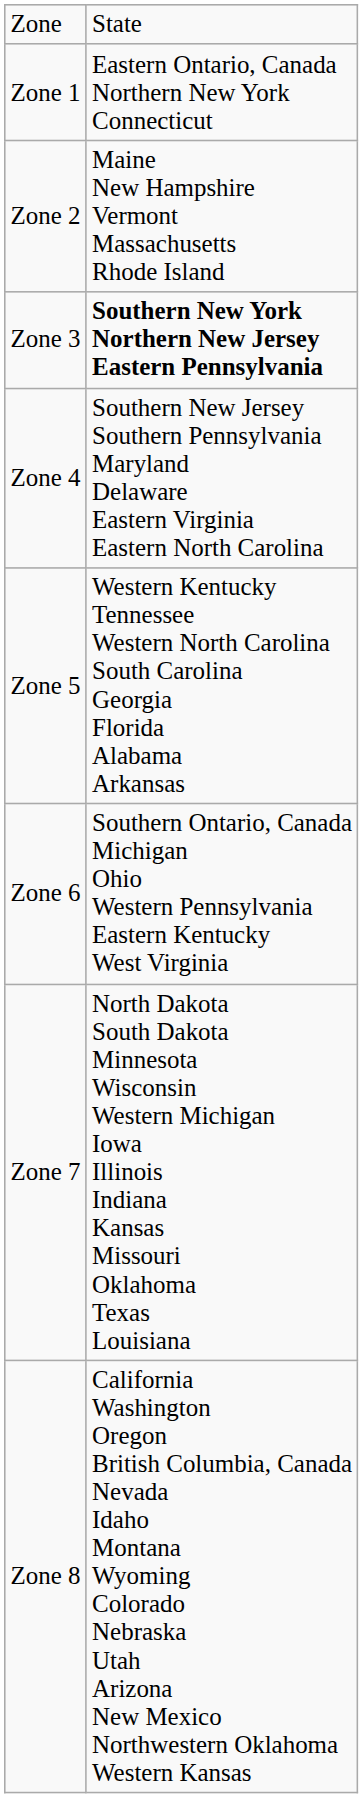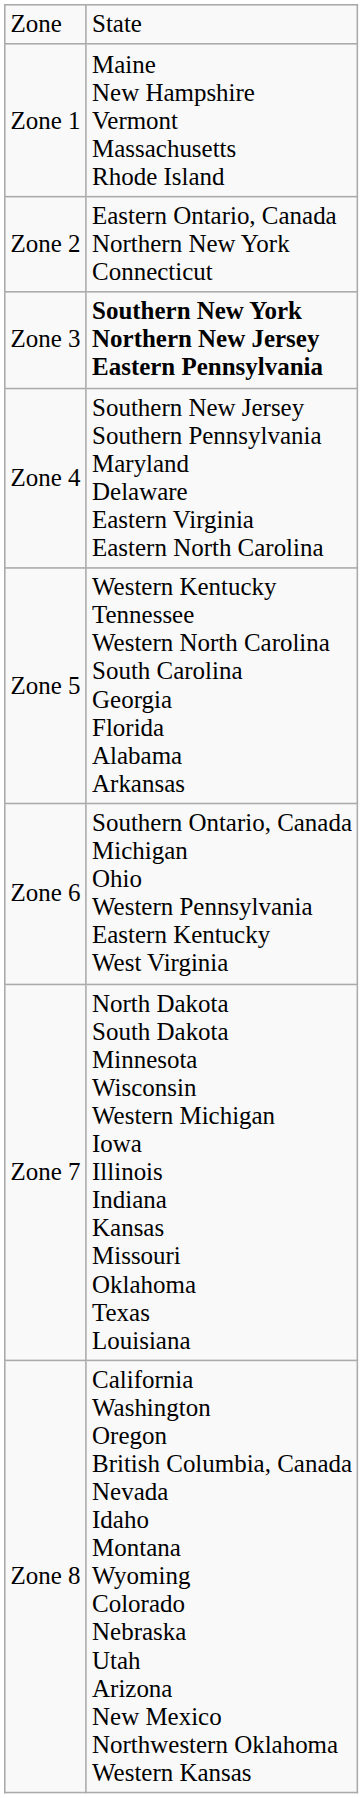(214, 91) Eastern Ontario, Canada Northern New York Connecticut -> (173, 120) Maine New Hampshire Vermont Massachusetts Rhode Island
(173, 215) Maine New Hampshire Vermont Massachusetts Rhode Island -> (214, 243) Eastern Ontario, Canada Northern New York Connecticut
